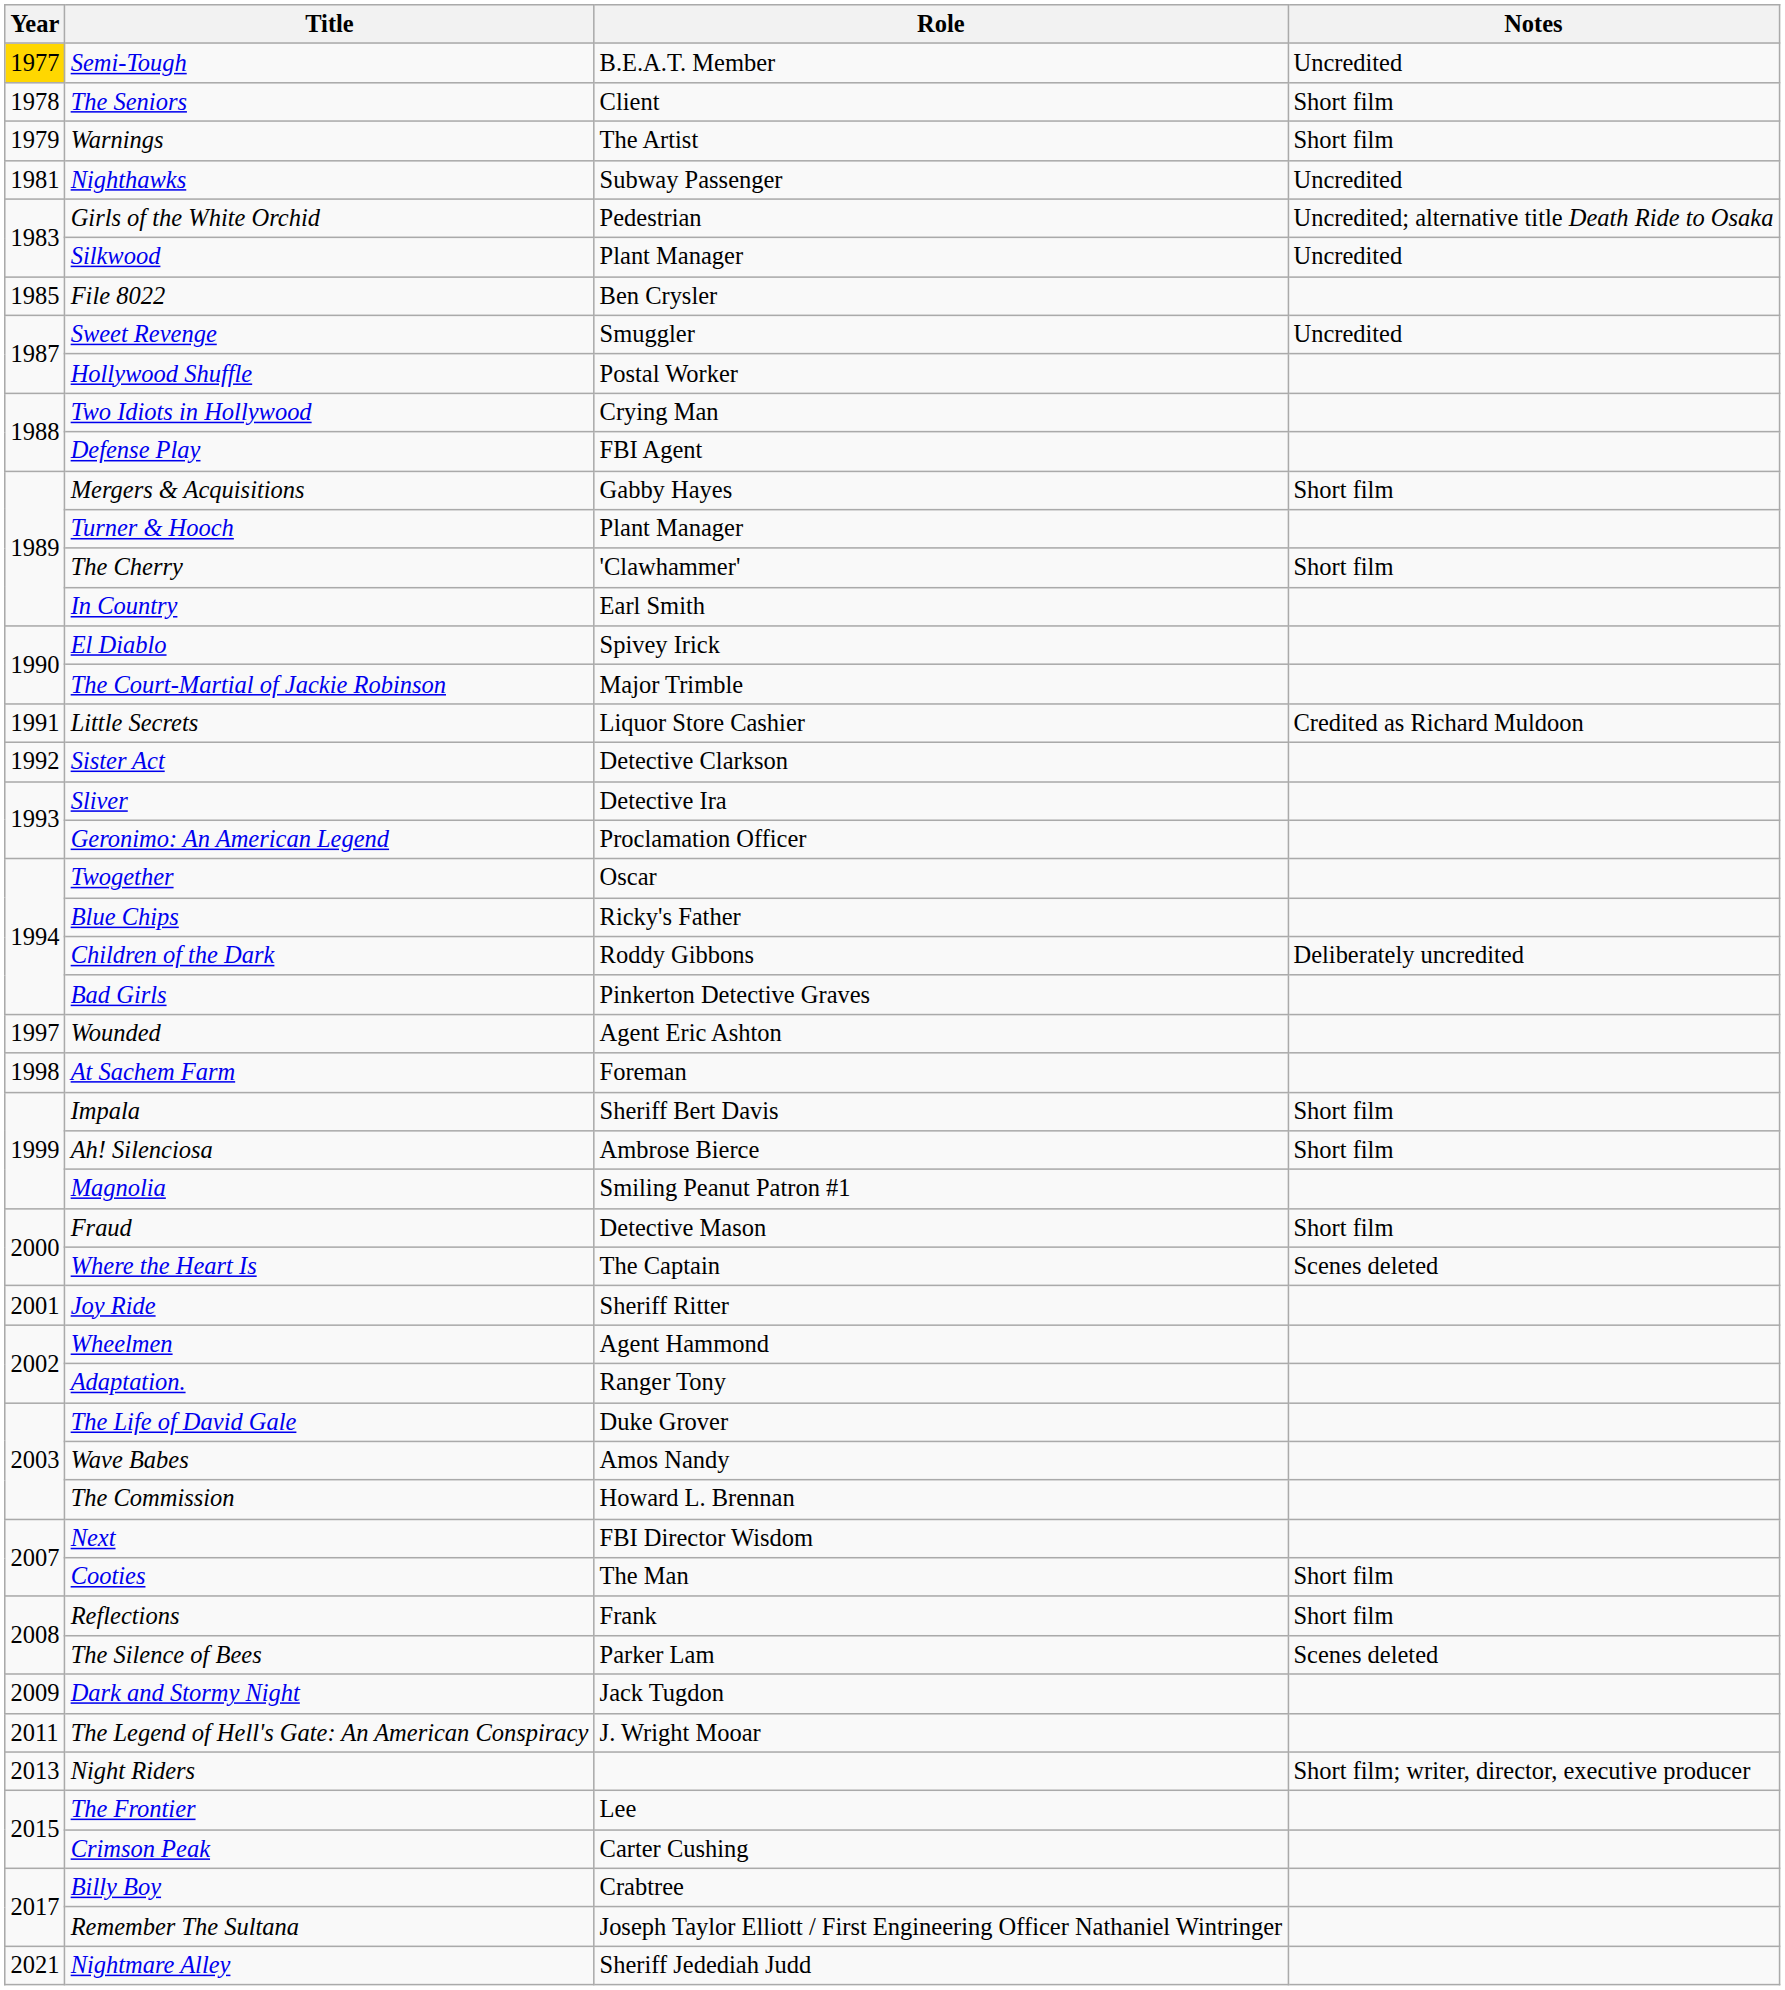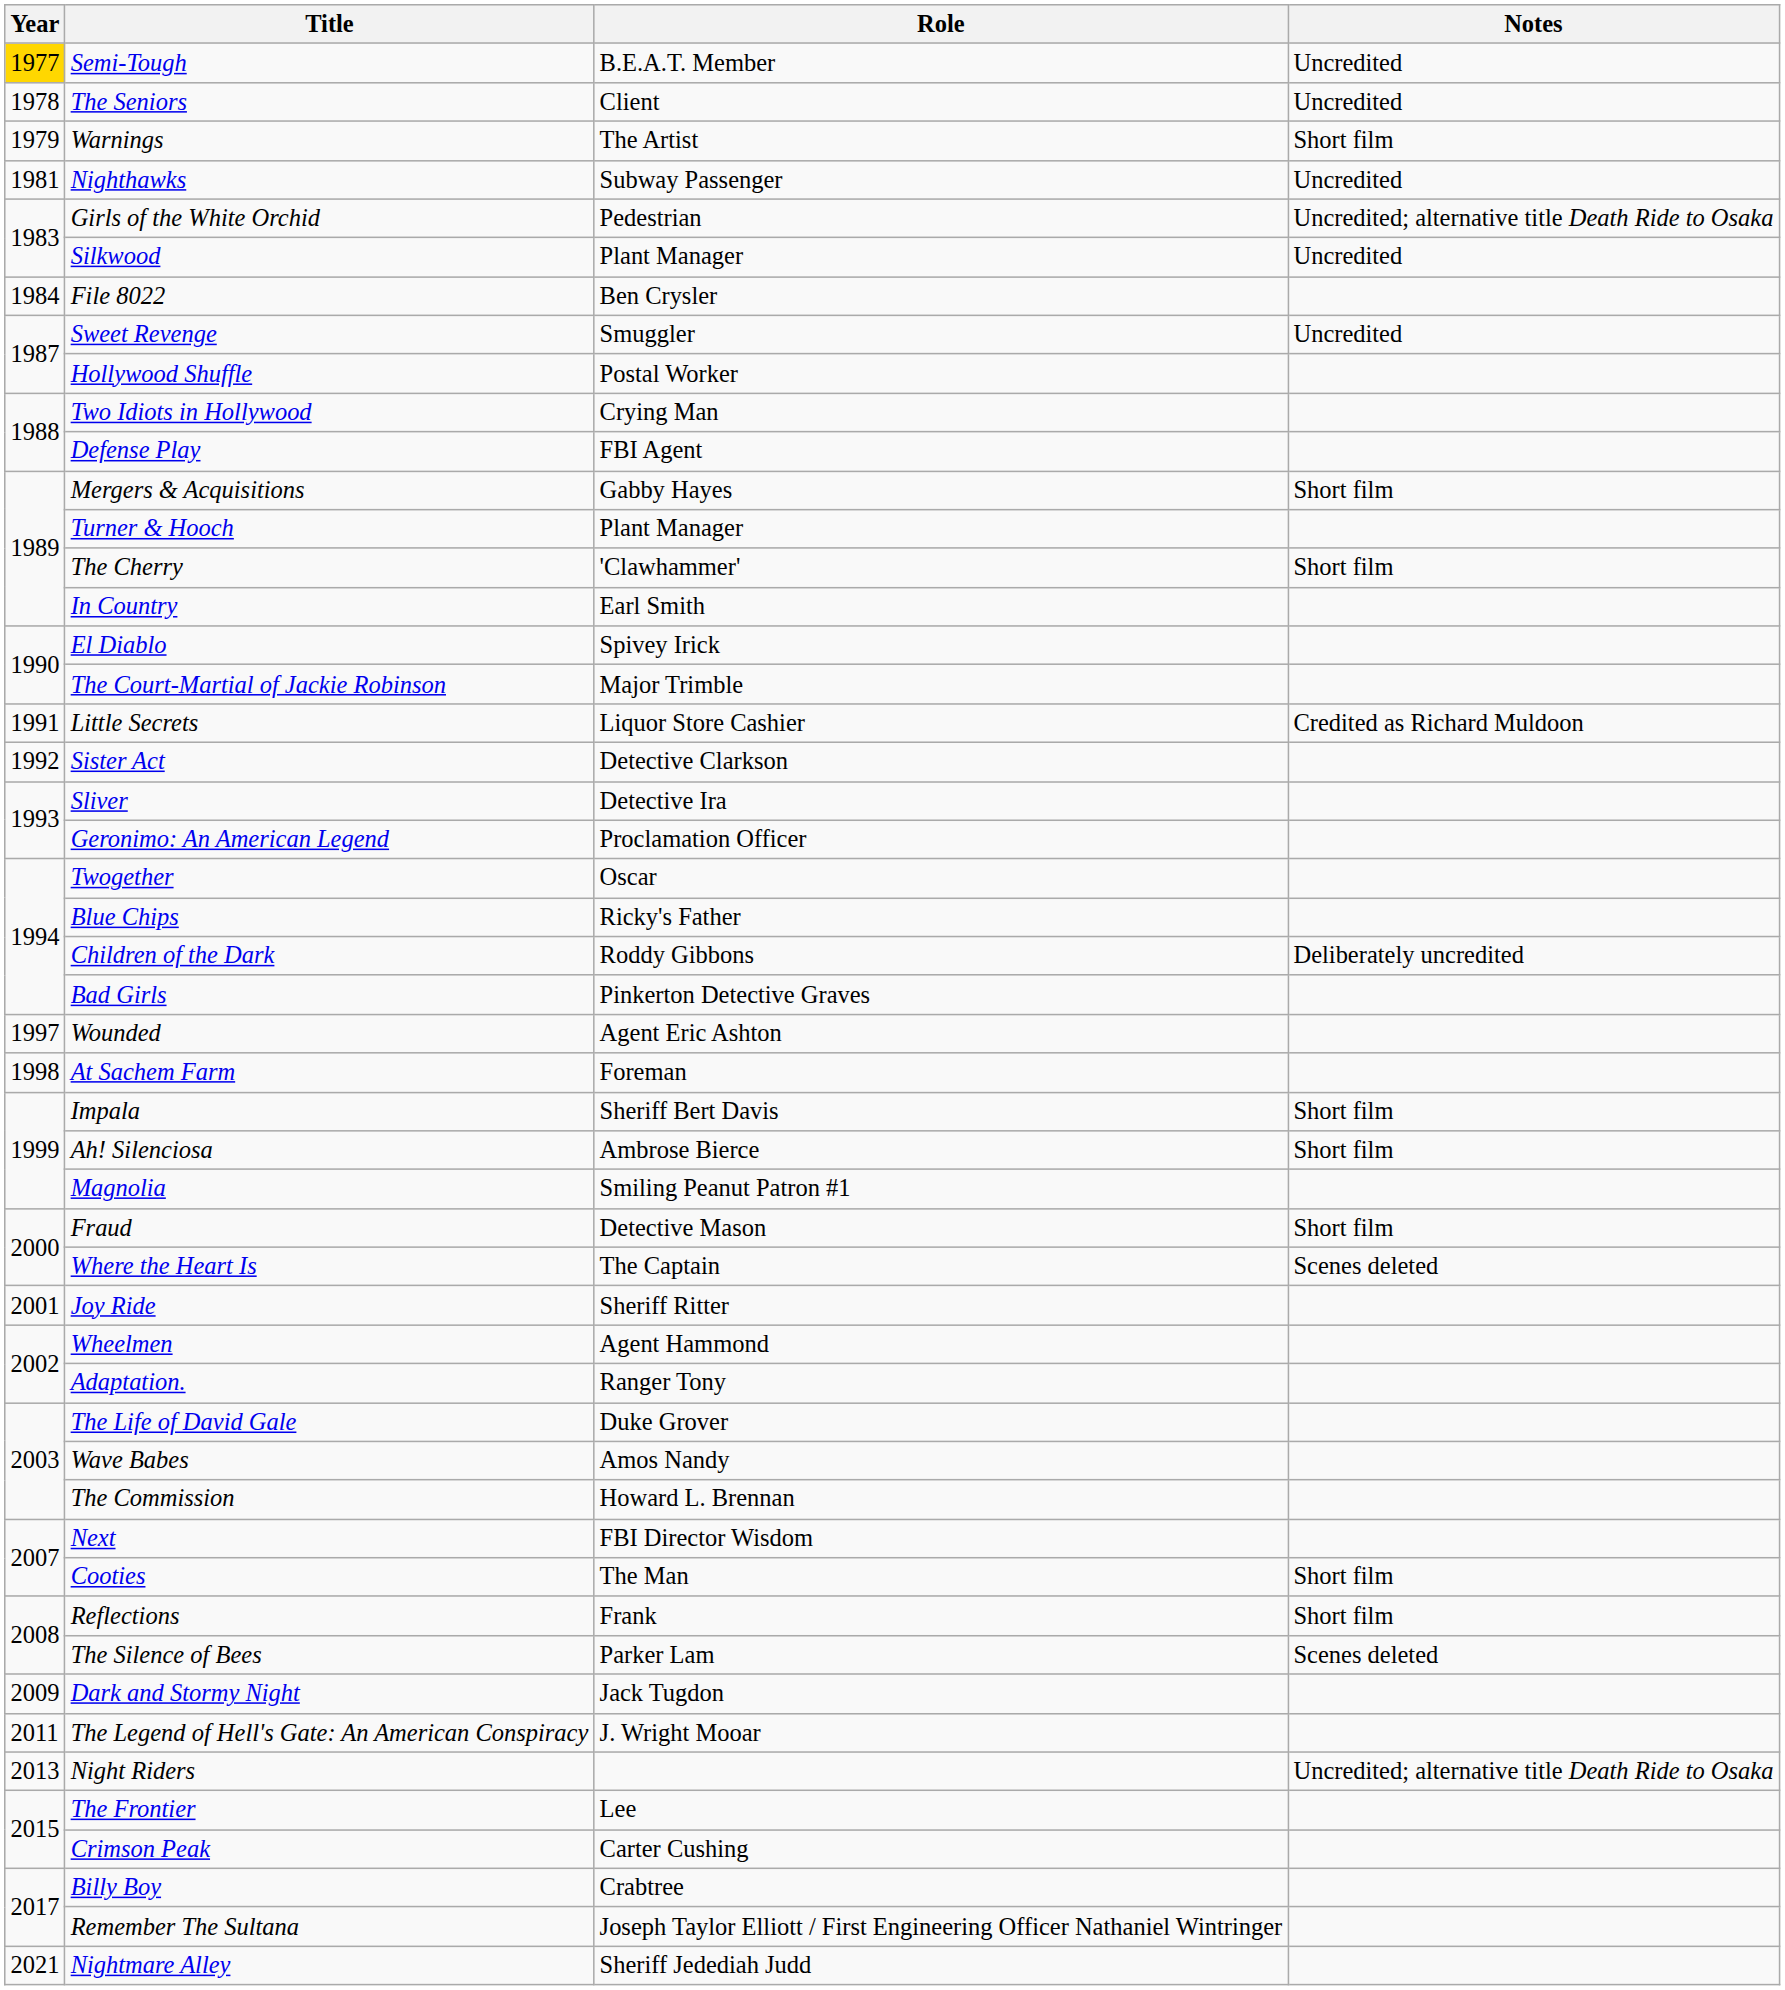(1343, 101) Short film -> (1348, 101) Uncredited
(35, 295) 1985 -> (35, 295) 1984
(1522, 1770) Short film; writer, director, executive producer -> (1533, 1770) Uncredited; alternative title Death Ride to Osaka
